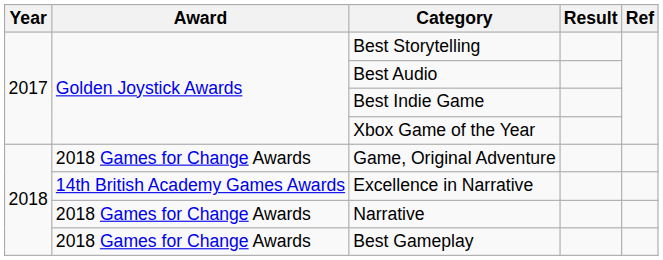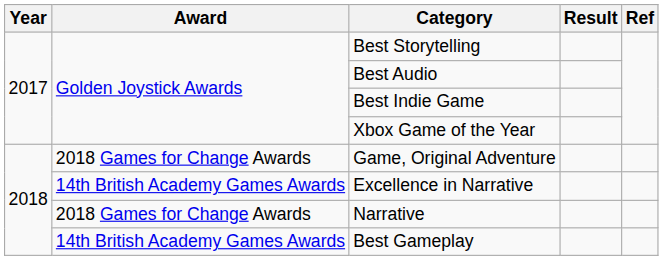(183, 241) 2018 Games for Change Awards -> (200, 241) 14th British Academy Games Awards
